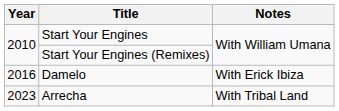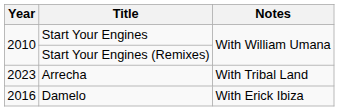rows swapped: (64, 75) <-> (64, 95)
